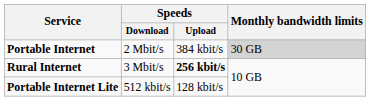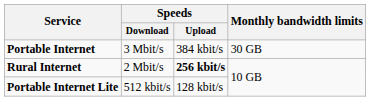(144, 49) 2 Mbit/s -> (144, 49) 3 Mbit/s
(246, 49) lightgrey background -> (246, 49) no background
(144, 67) 3 Mbit/s -> (144, 67) 2 Mbit/s
